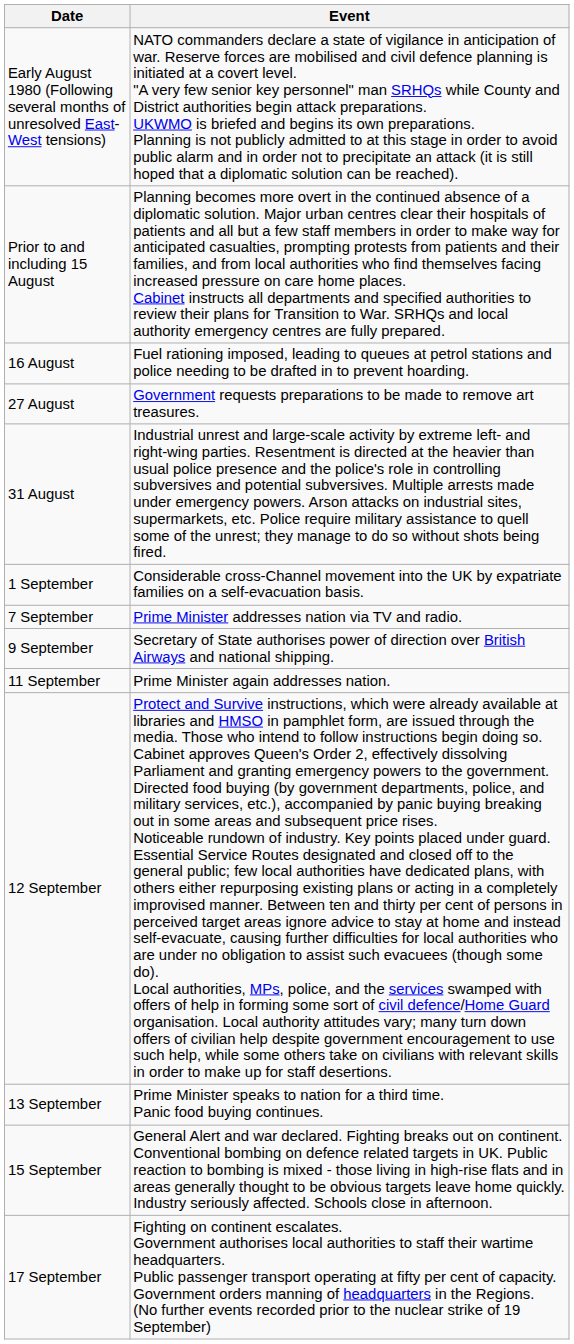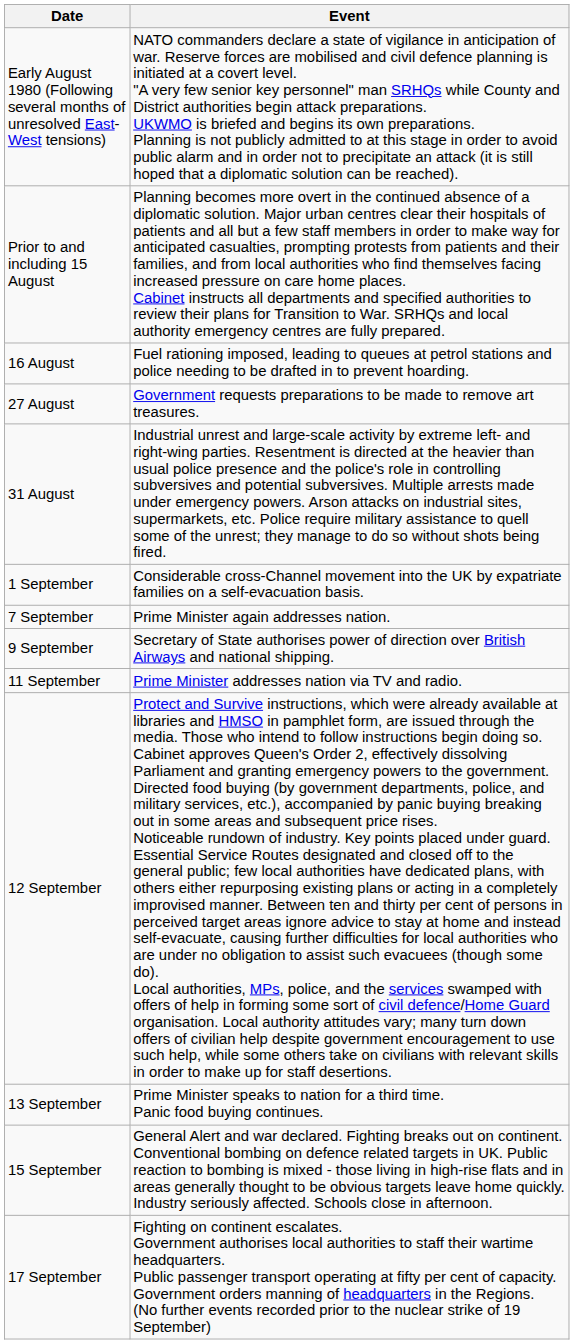(298, 616) Prime Minister addresses nation via TV and radio. -> (262, 616) Prime Minister again addresses nation.
(262, 680) Prime Minister again addresses nation. -> (298, 680) Prime Minister addresses nation via TV and radio.
